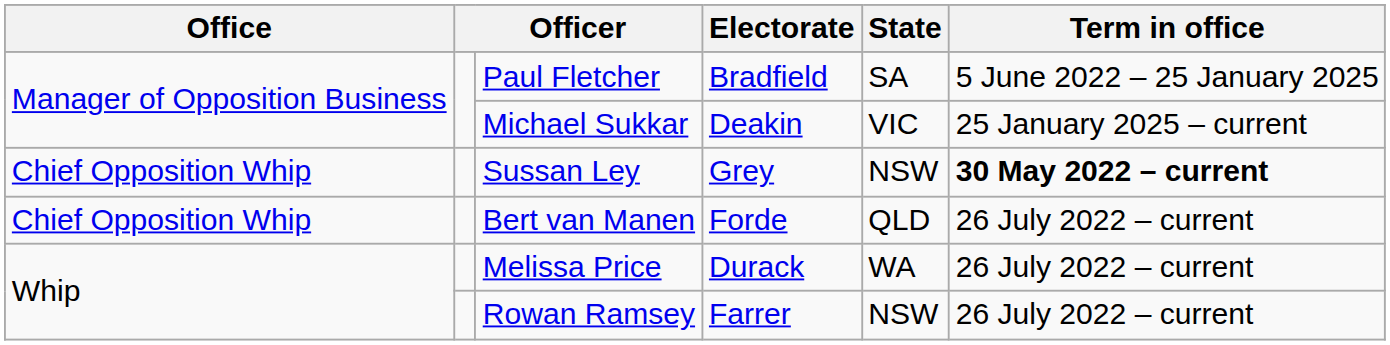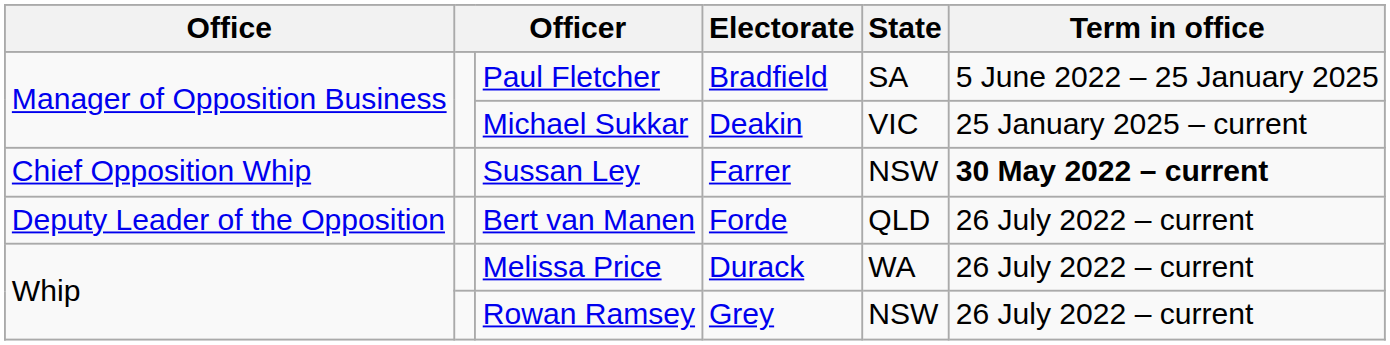(742, 171) Grey -> (750, 171) Farrer
(162, 219) Chief Opposition Whip -> (228, 219) Deputy Leader of the Opposition
(750, 314) Farrer -> (742, 314) Grey
